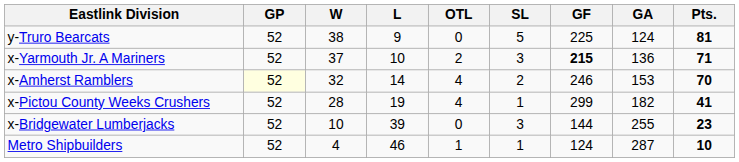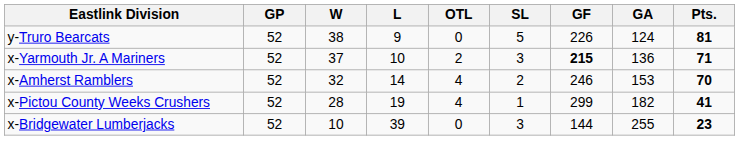(581, 37) 225 -> (581, 37) 226
(275, 80) lightyellow background -> (275, 80) no background
- row: (65, 146)
